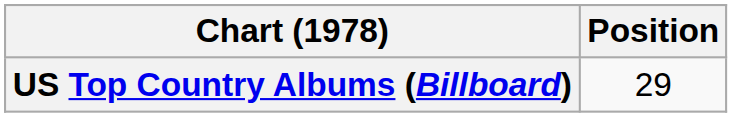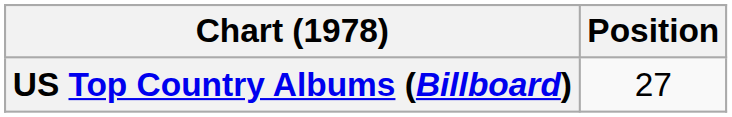(653, 84) 29 -> (653, 84) 27
